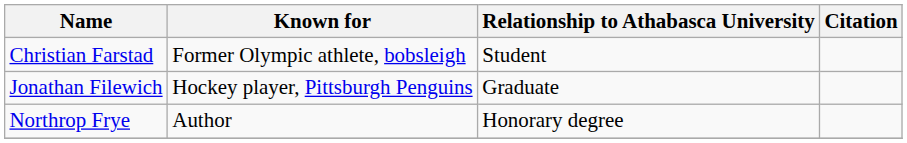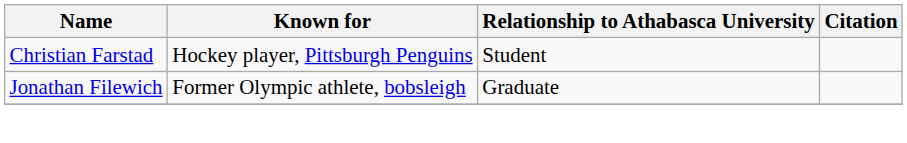(319, 54) Former Olympic athlete, bobsleigh -> (322, 54) Hockey player, Pittsburgh Penguins
(322, 87) Hockey player, Pittsburgh Penguins -> (319, 87) Former Olympic athlete, bobsleigh
- row: (70, 120)
